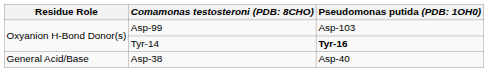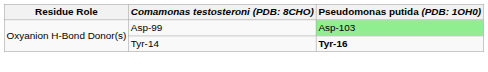(337, 28) no background -> (337, 28) lightgreen background
- row: (147, 59)
